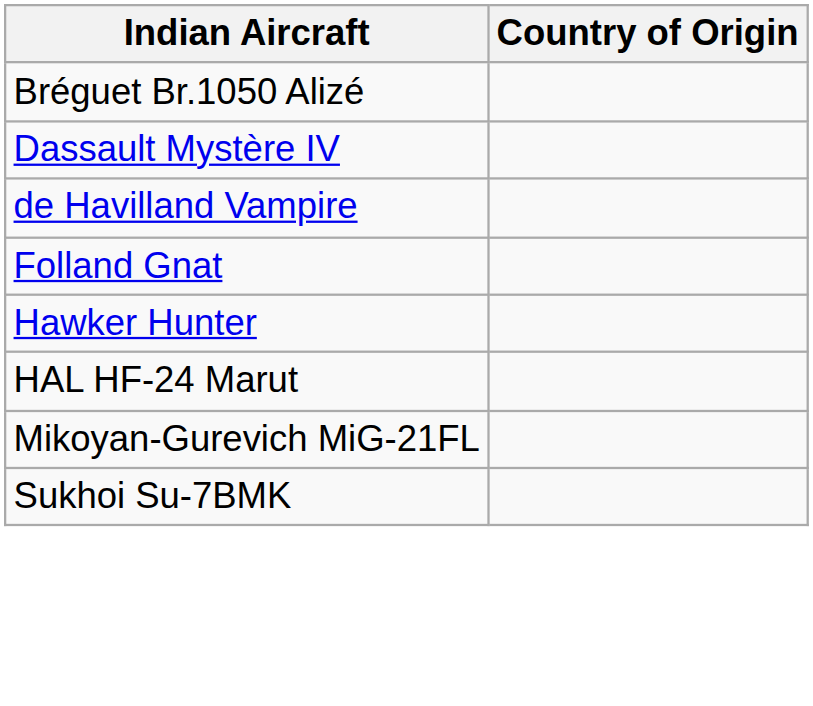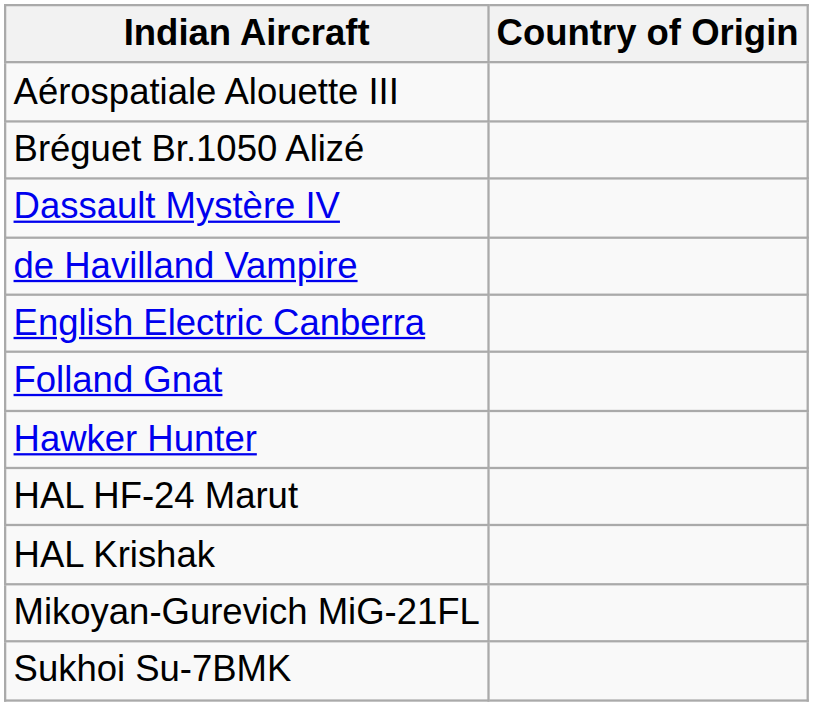+ row: (206, 91)
+ row: (219, 322)
+ row: (114, 554)
